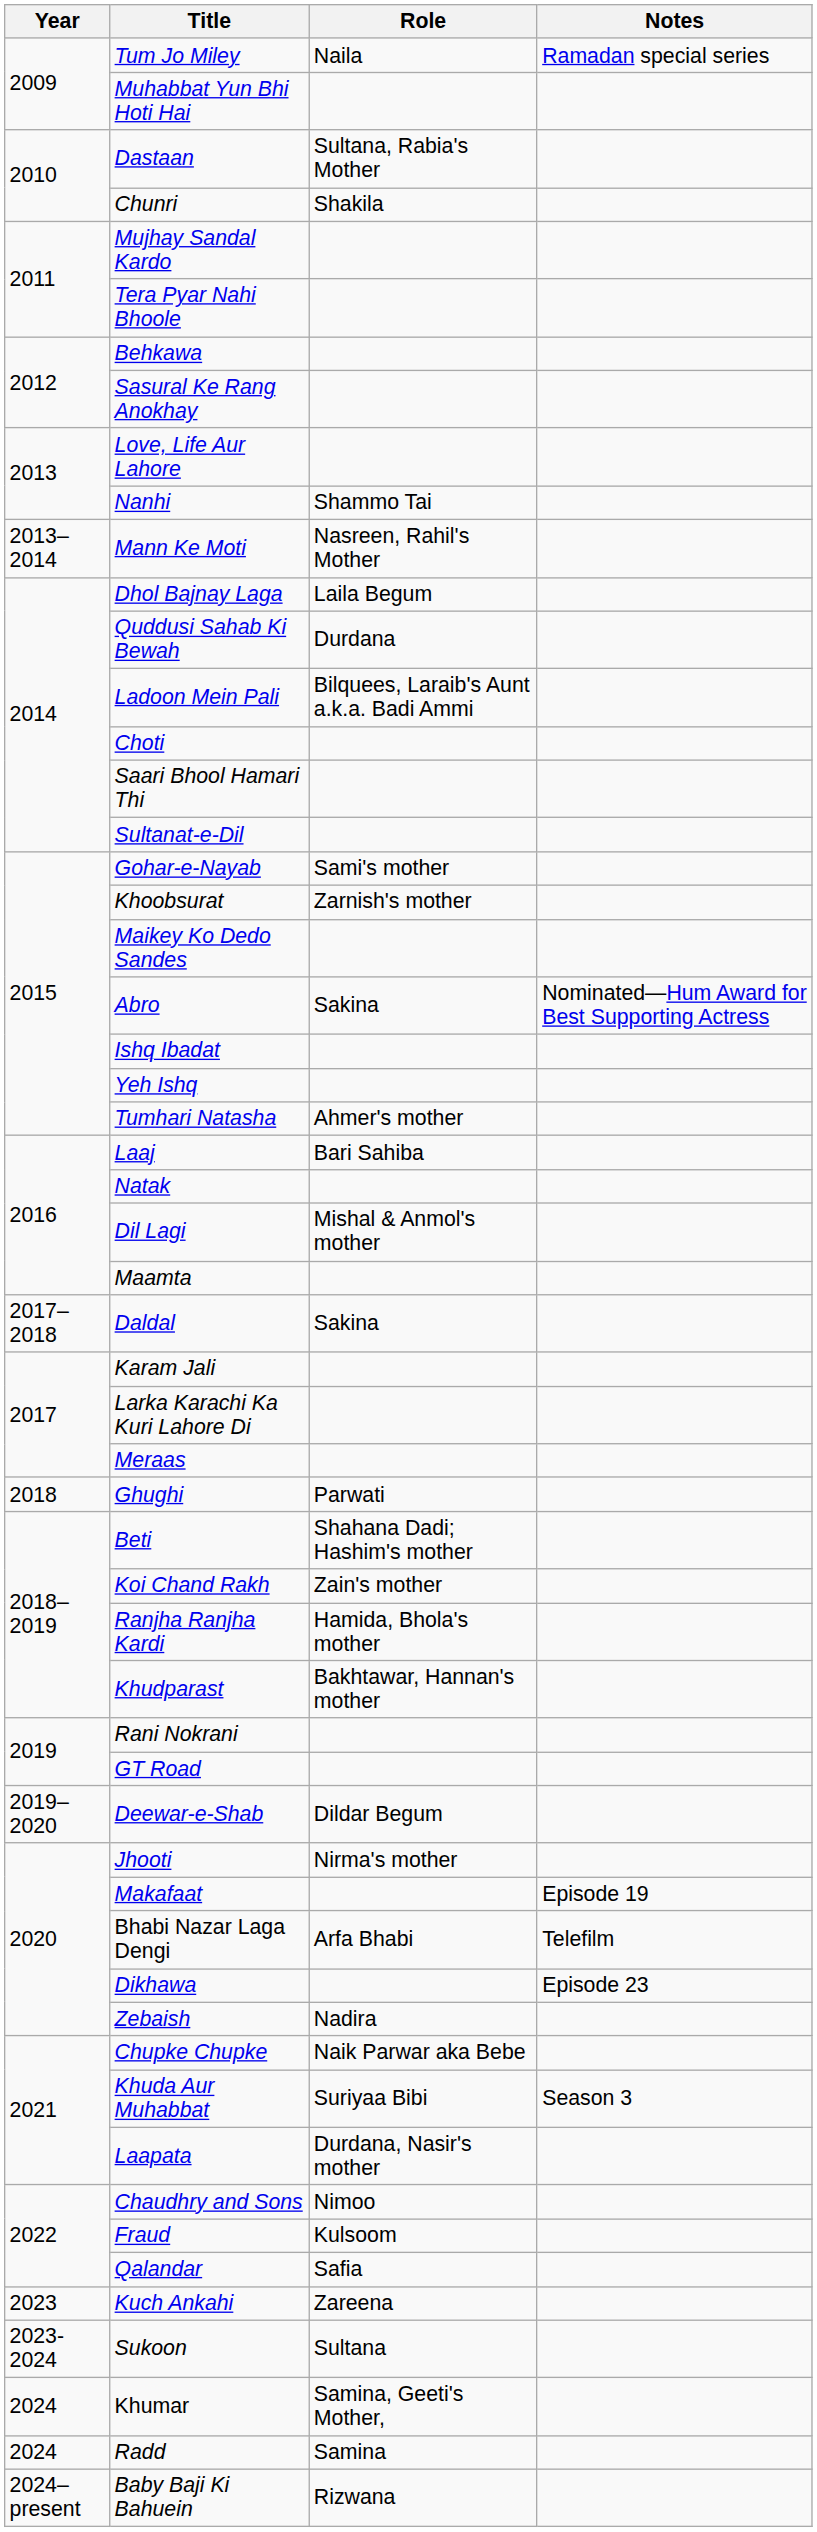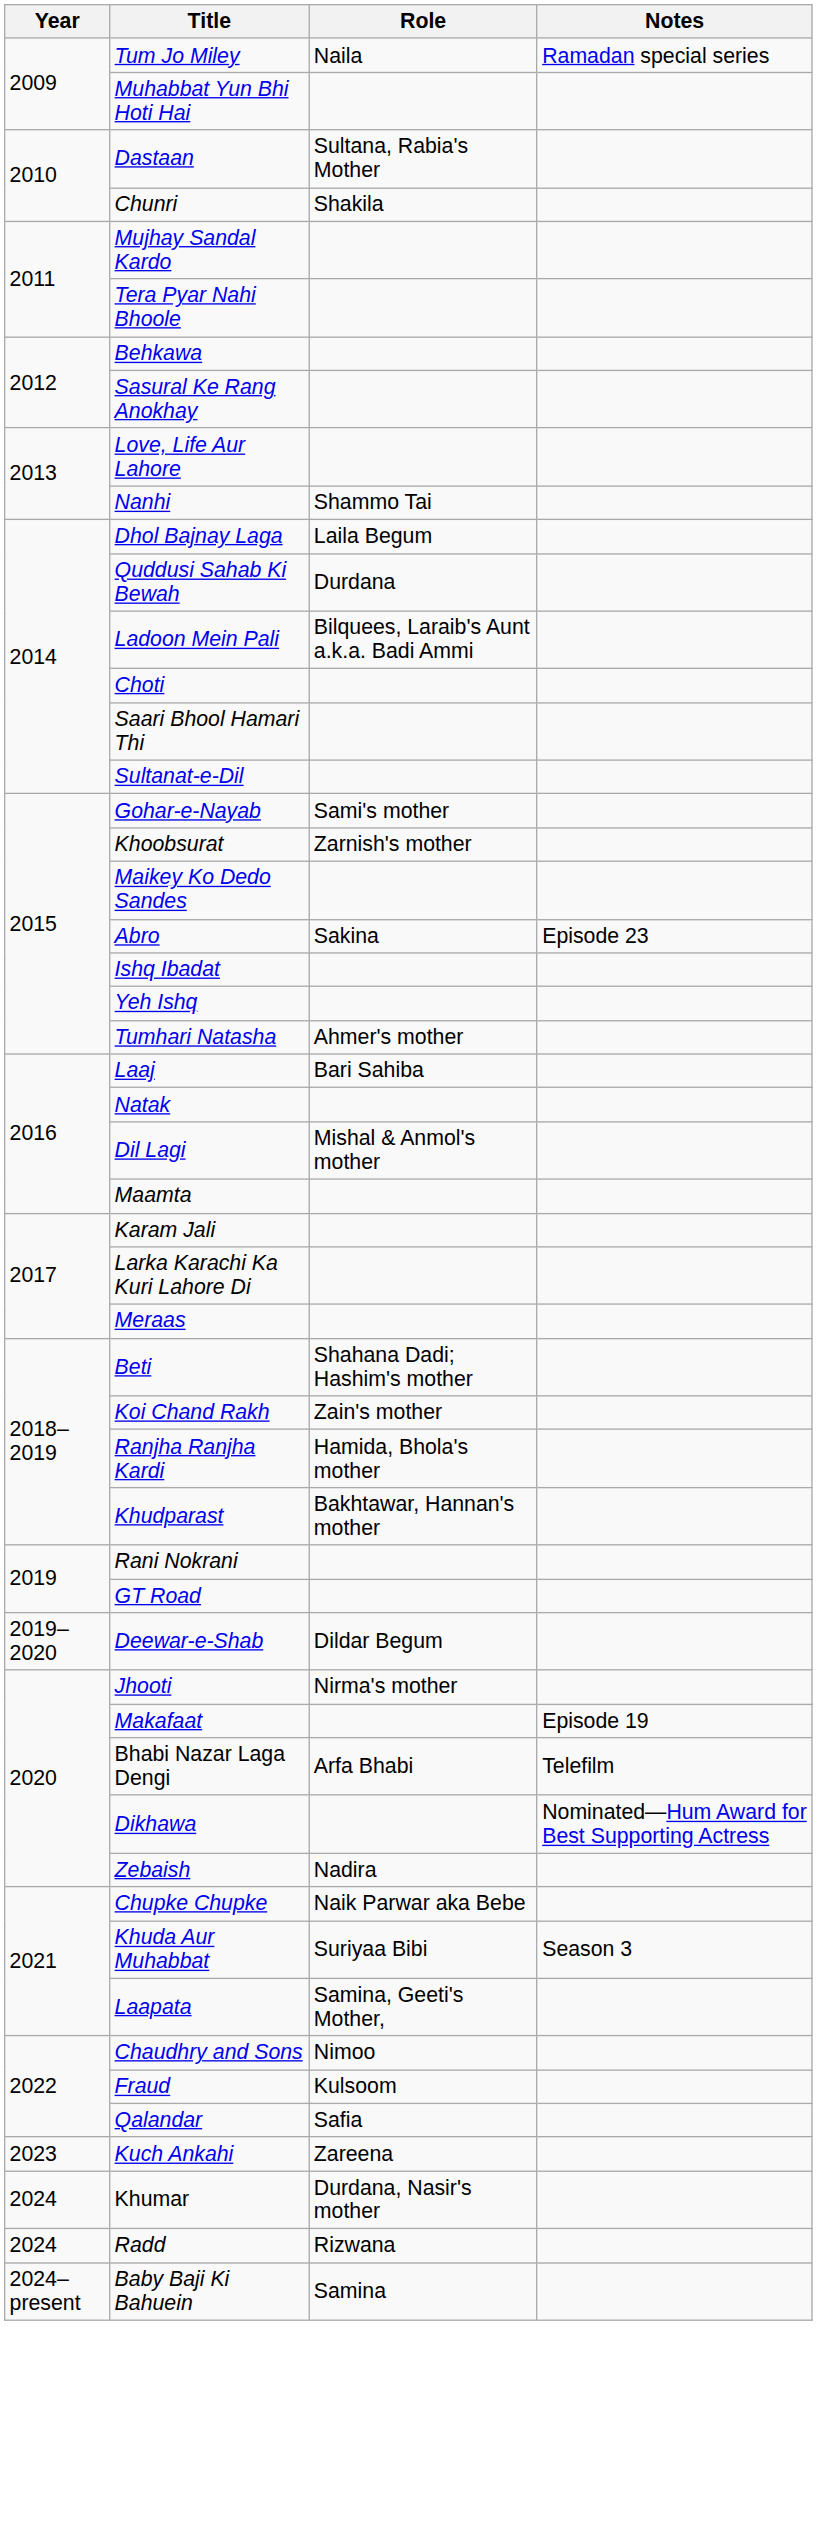- row: (180, 548)
(674, 1005) Nominated—Hum Award for Best Supporting Actress -> (595, 935) Episode 23
- row: (145, 1323)
- row: (149, 1494)
(595, 1985) Episode 23 -> (674, 1824) Nominated—Hum Award for Best Supporting Actress
(393, 2156) Durdana, Nasir's mother -> (389, 2006) Samina, Geeti's Mother,
- row: (151, 2348)
(389, 2406) Samina, Geeti's Mother, -> (393, 2199) Durdana, Nasir's mother
(350, 2452) Samina -> (355, 2245) Rizwana
(355, 2497) Rizwana -> (350, 2291) Samina
